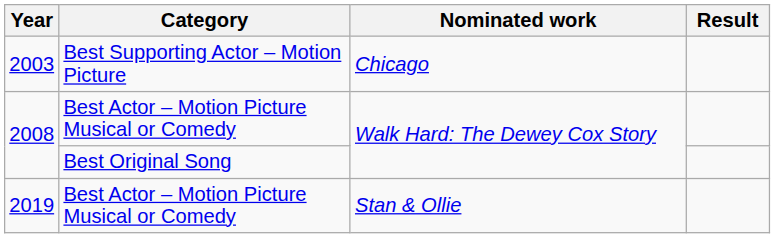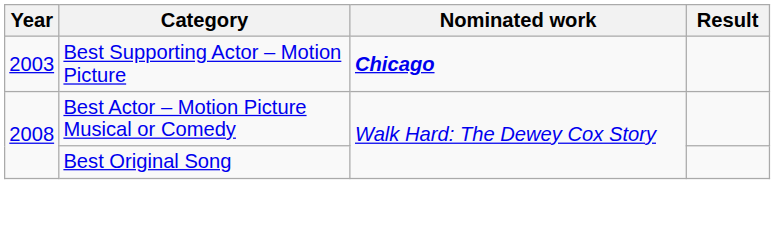(392, 63) normal -> (395, 63) bold
- row: (32, 205)
